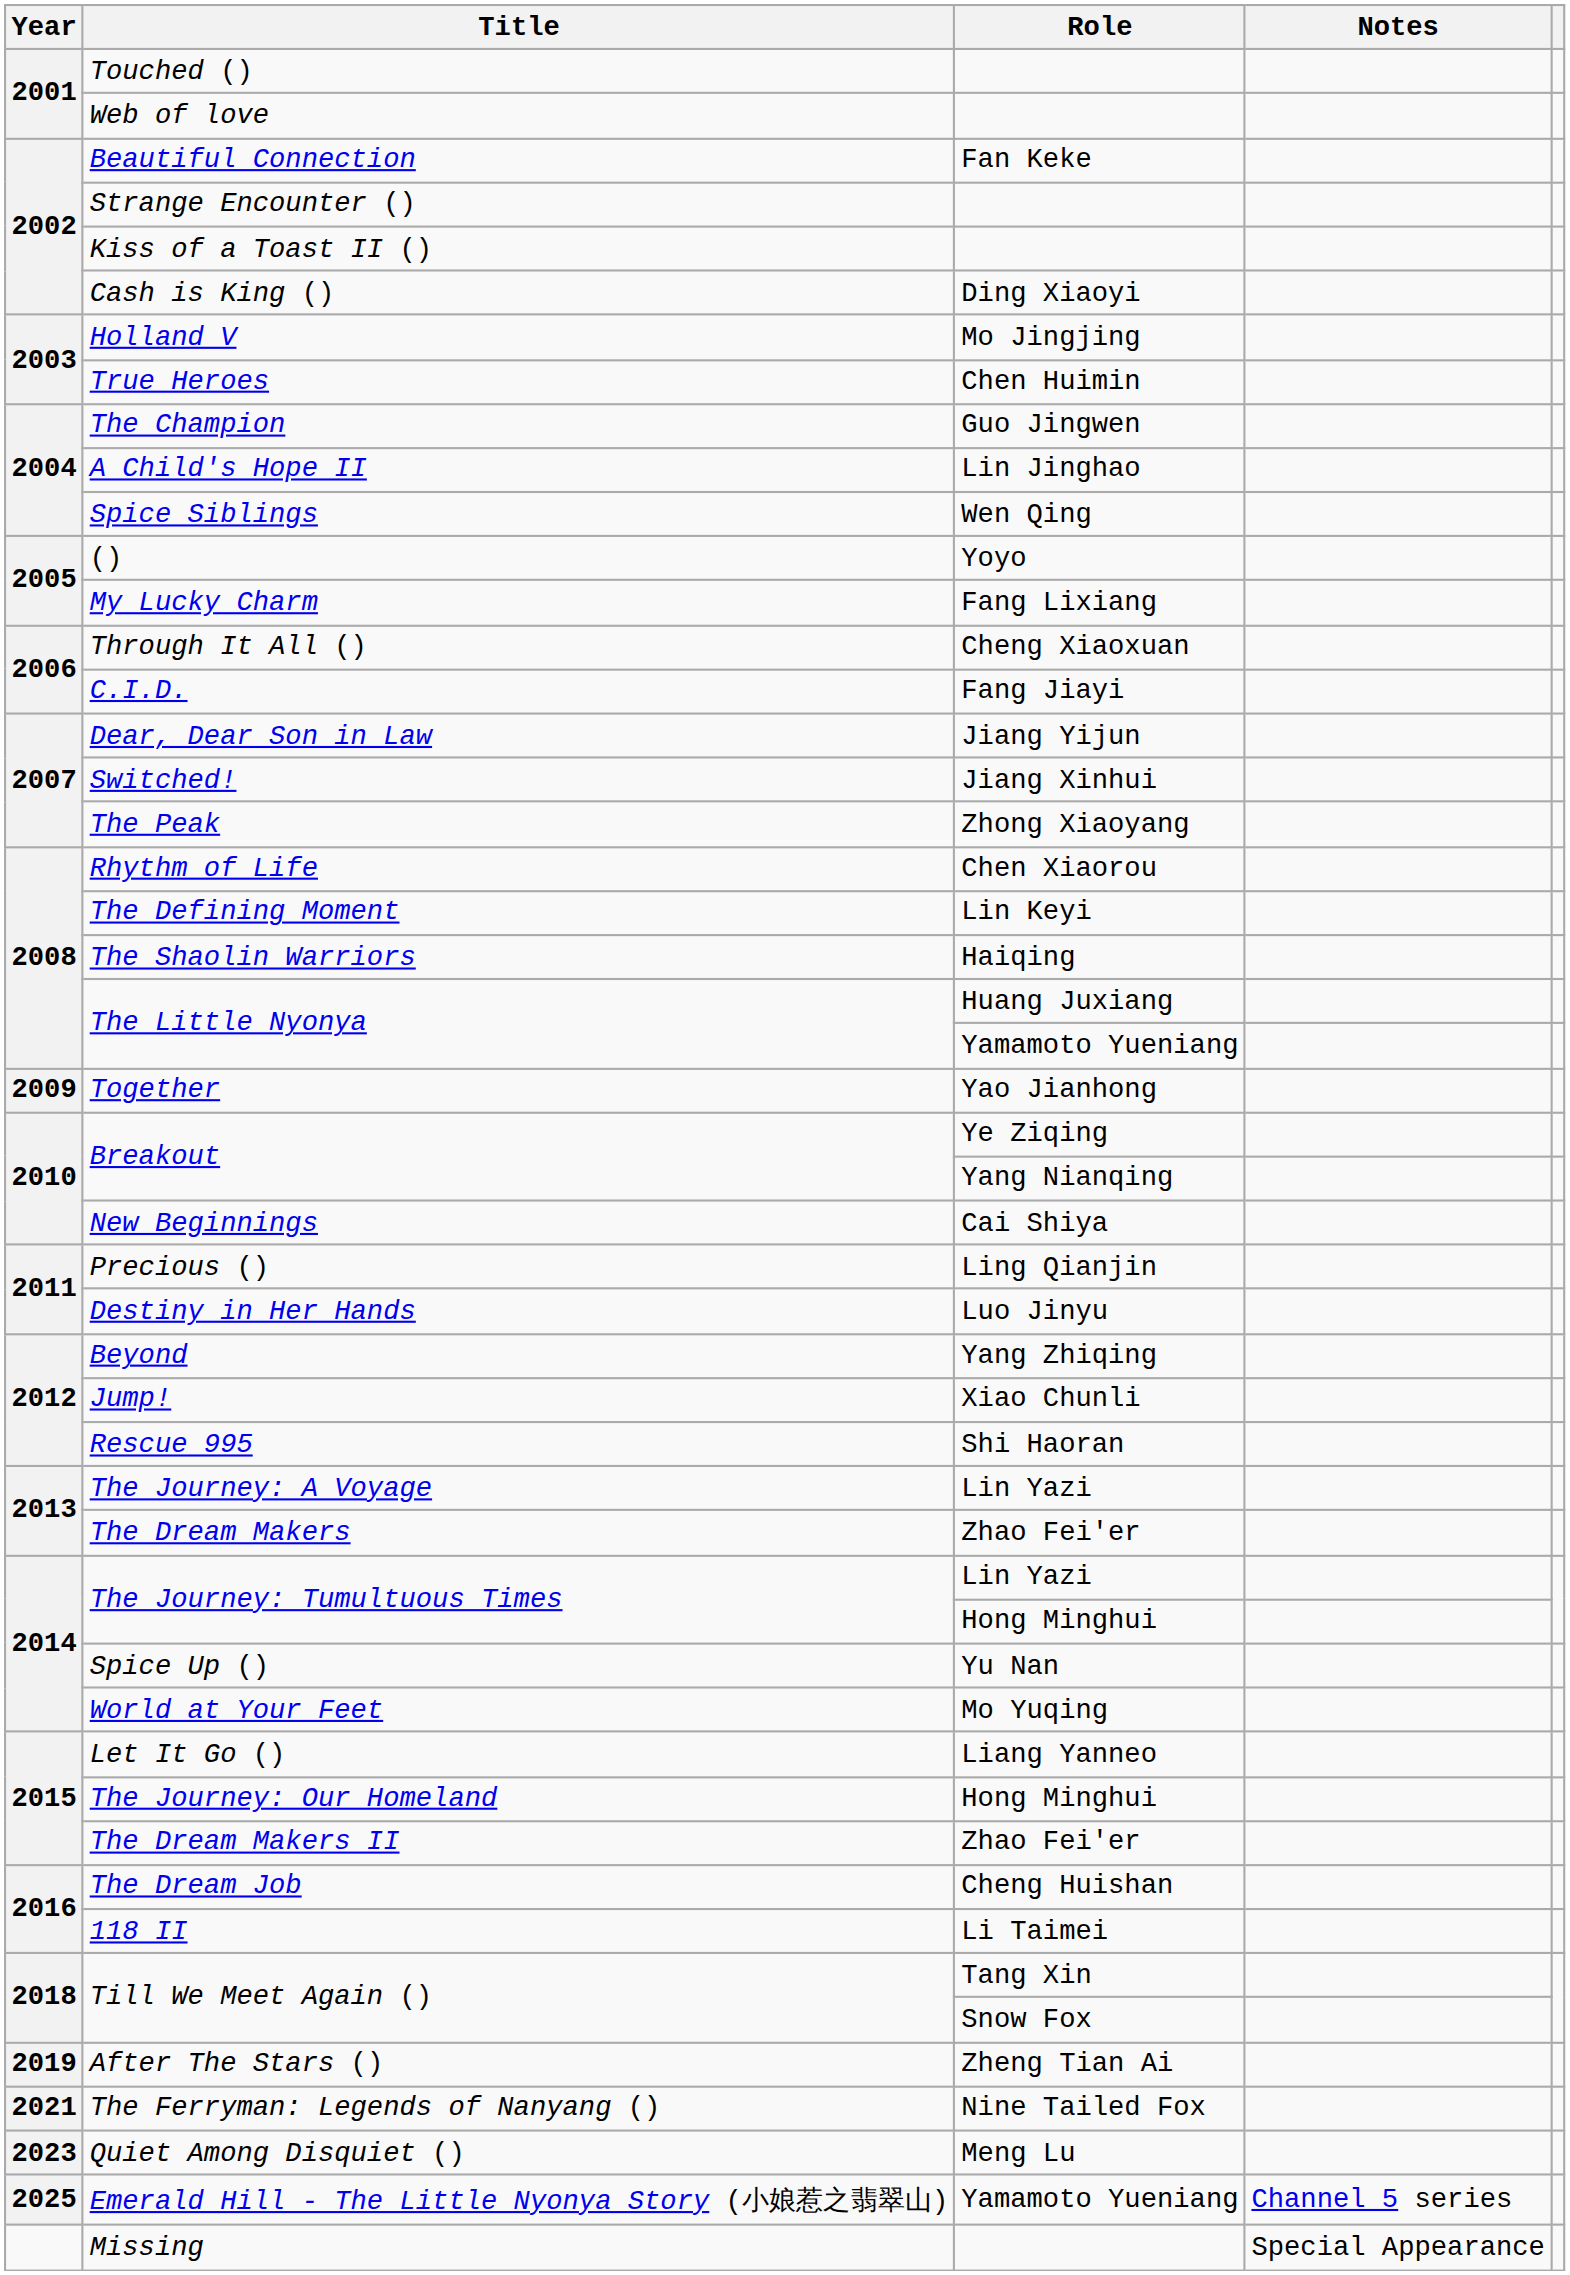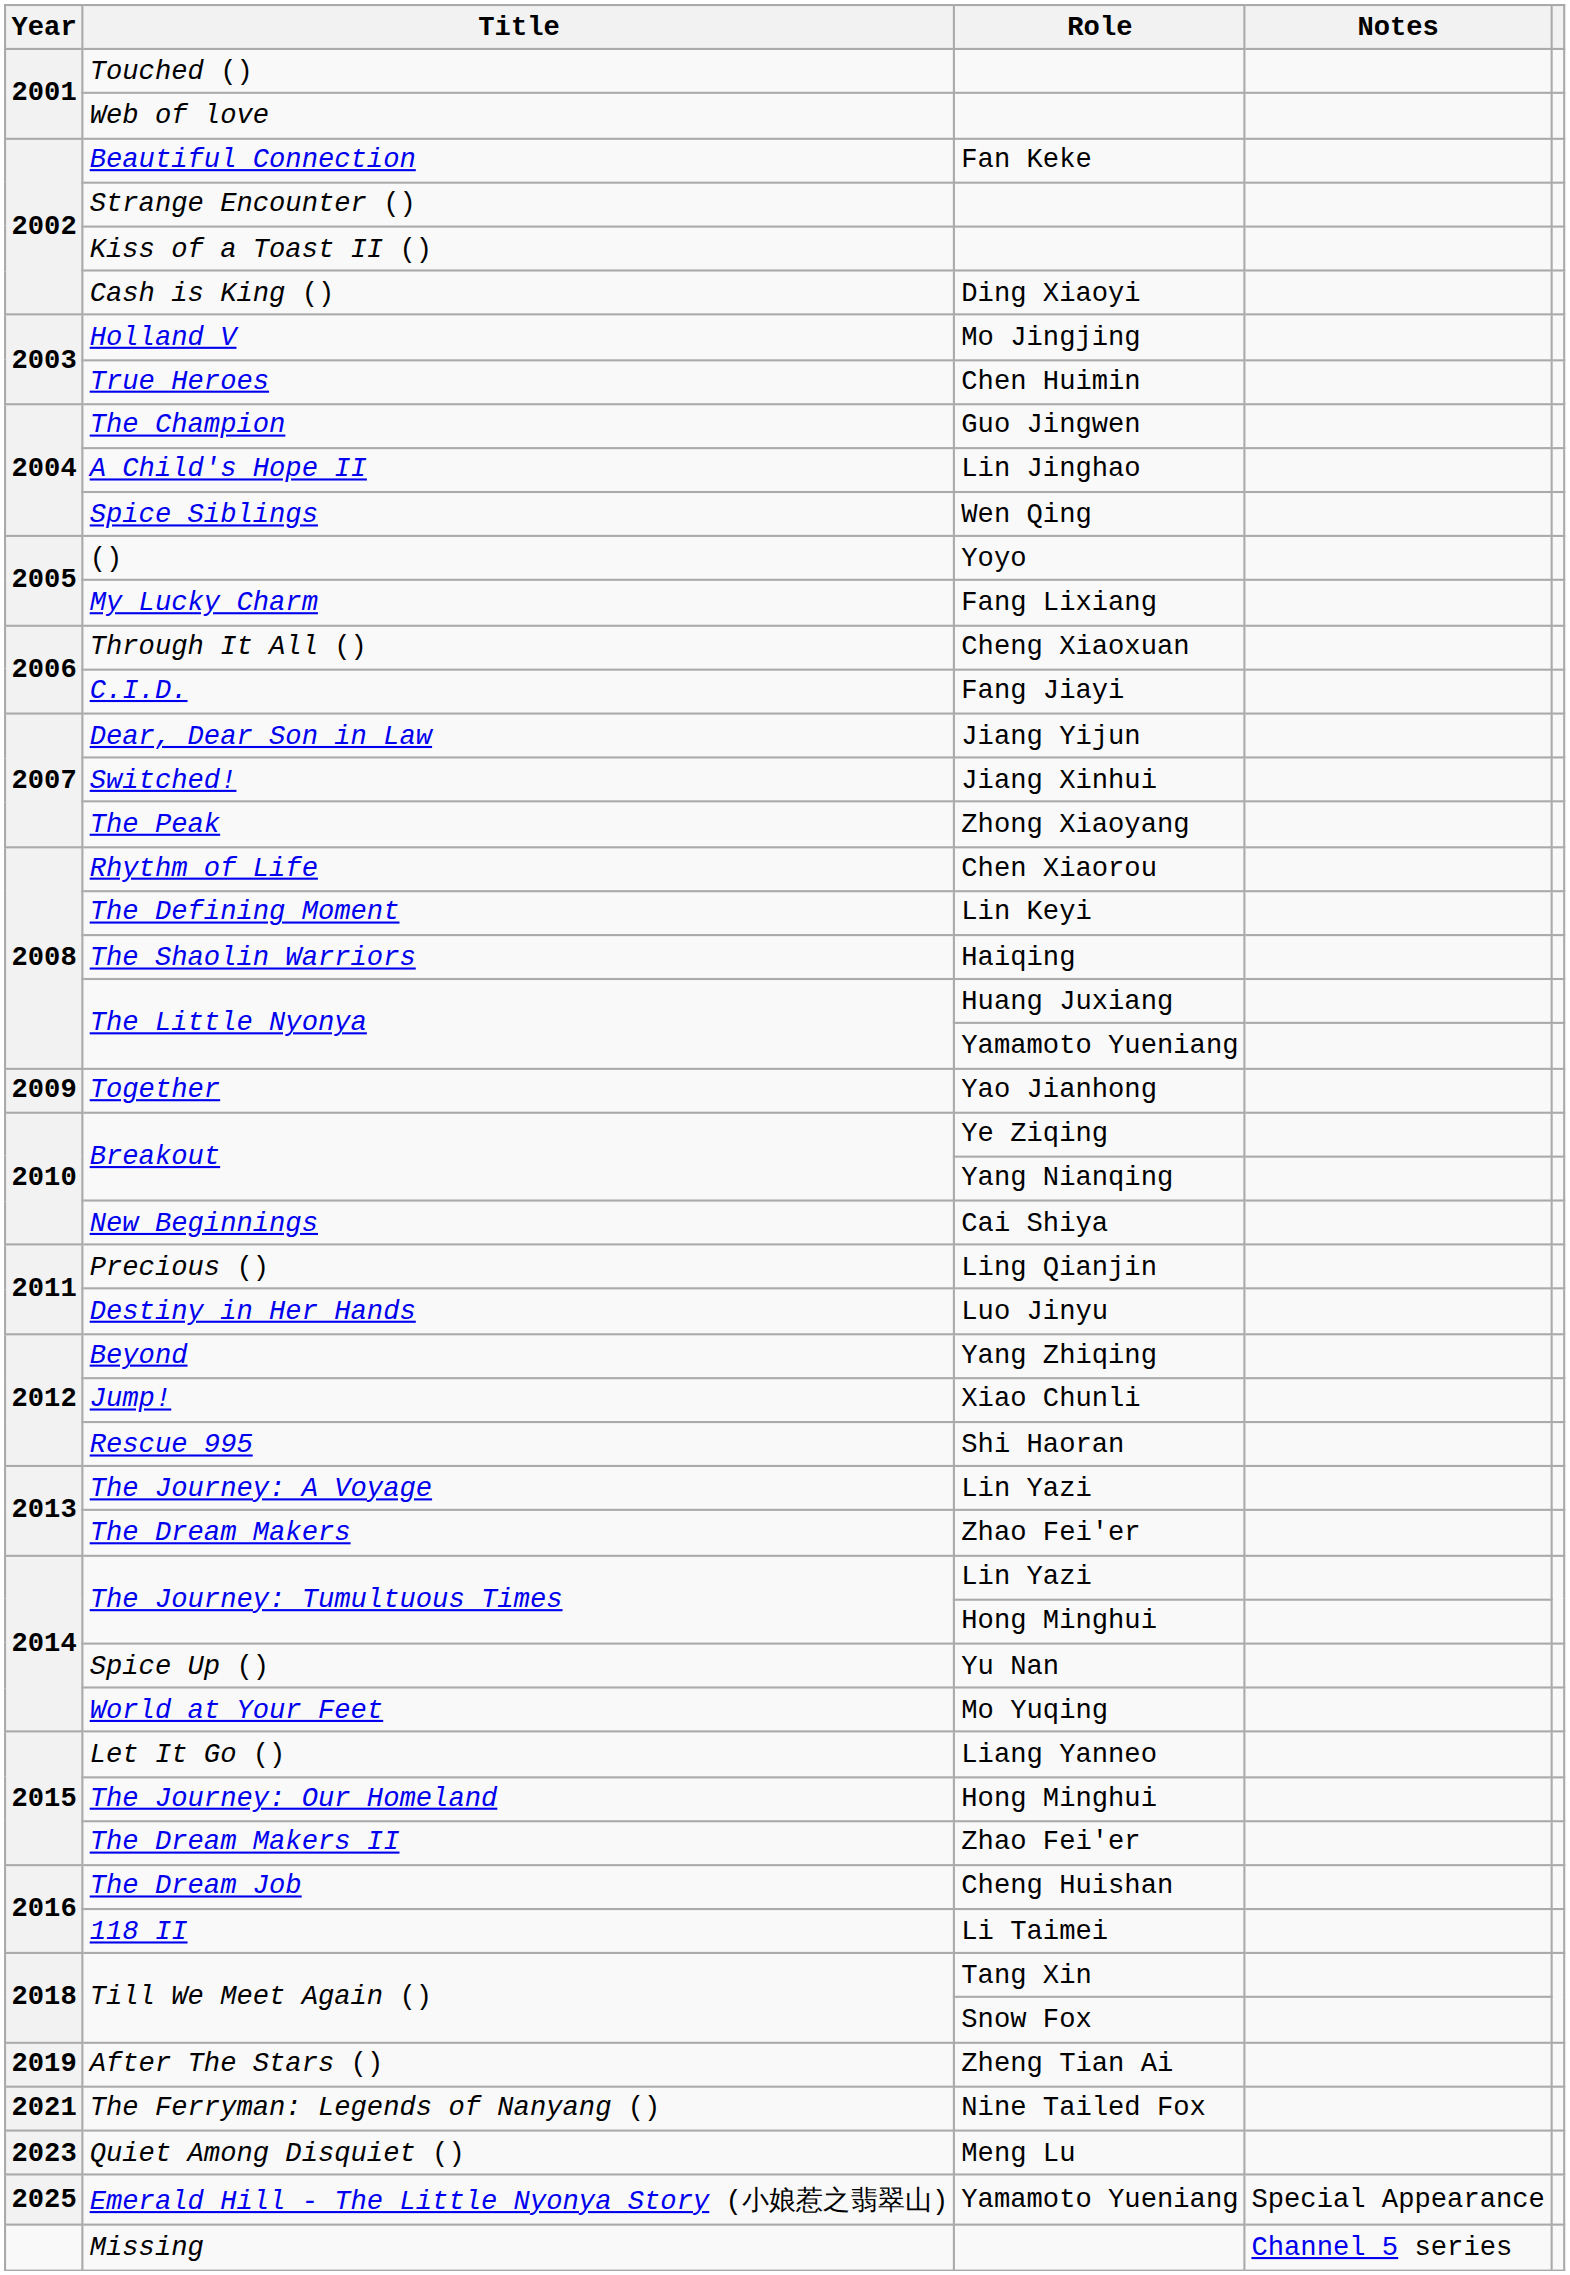(1382, 2200) Channel 5 series -> (1398, 2200) Special Appearance
(1398, 2248) Special Appearance -> (1382, 2248) Channel 5 series
